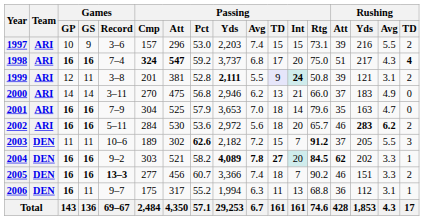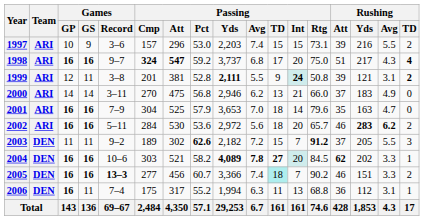(117, 61) 7–4 -> (117, 61) 9–7
(278, 77) lavender background -> (278, 77) no background
(409, 77) normal -> (409, 77) bold
(117, 142) 10–6 -> (117, 142) 9–2
(117, 158) 9–2 -> (117, 158) 10–6
(319, 158) bold -> (319, 158) normal
(278, 175) no background -> (278, 175) paleturquoise background
(117, 191) 9–7 -> (117, 191) 7–4
